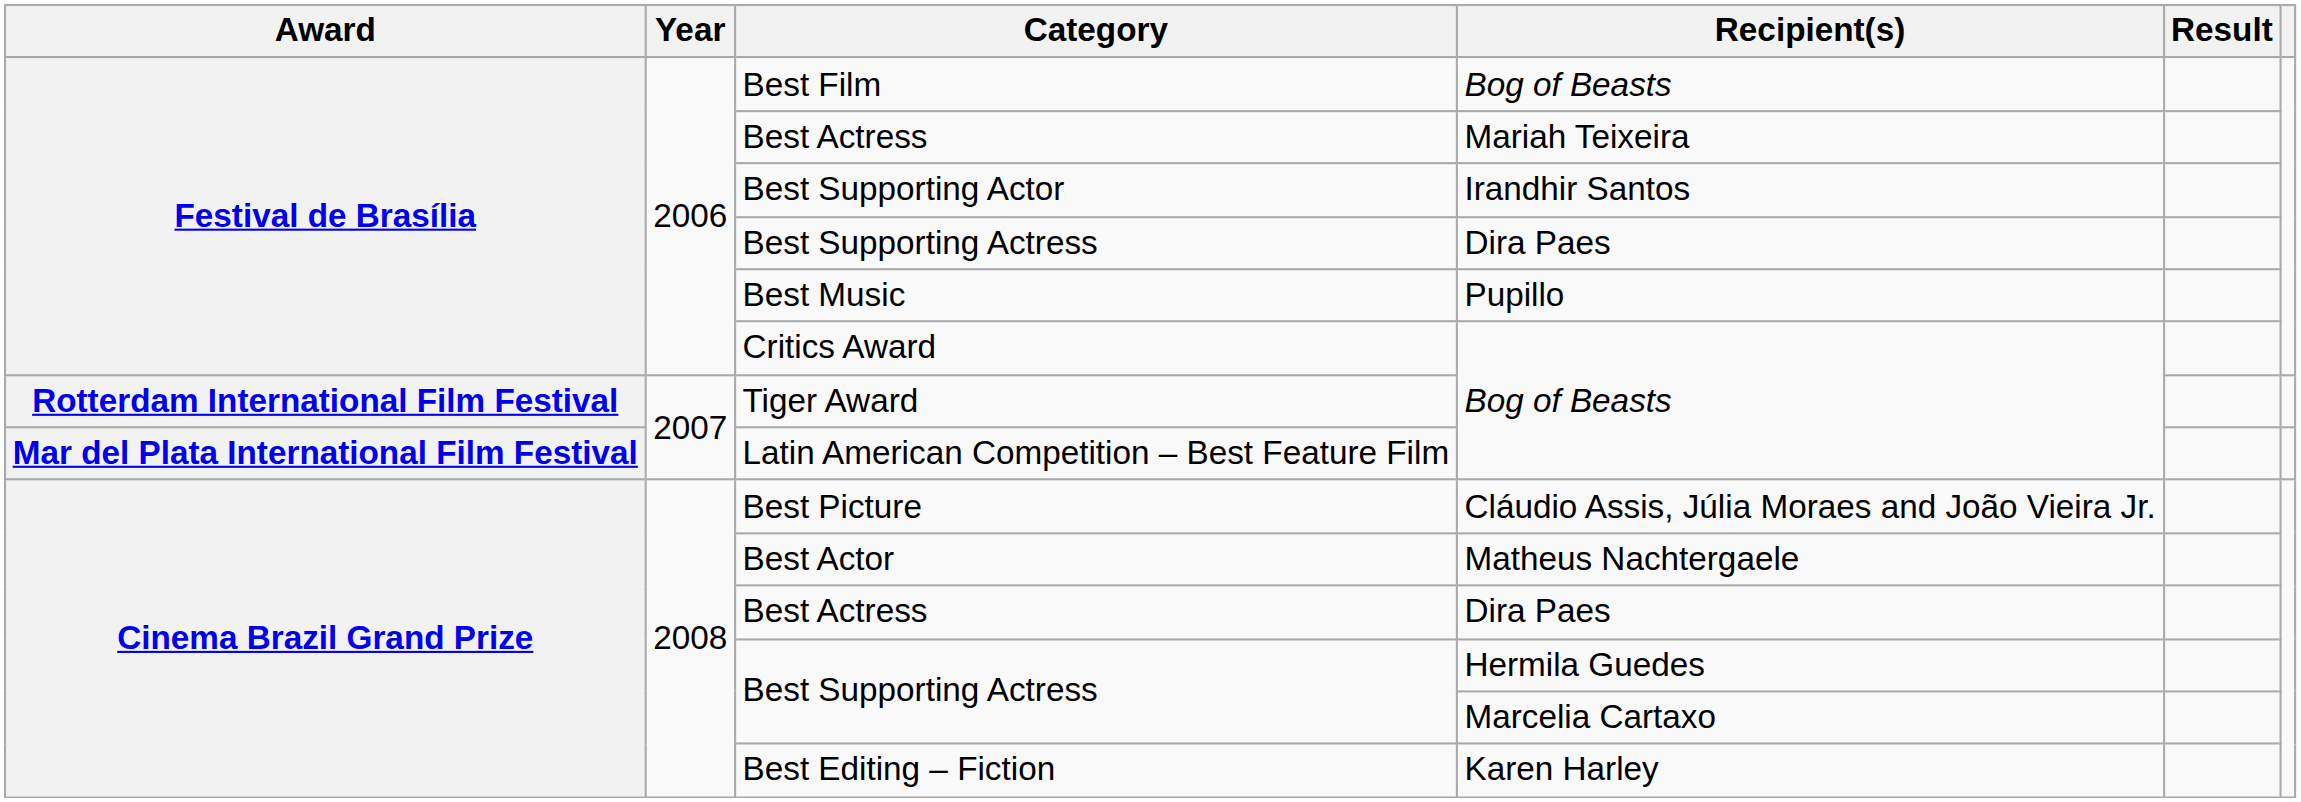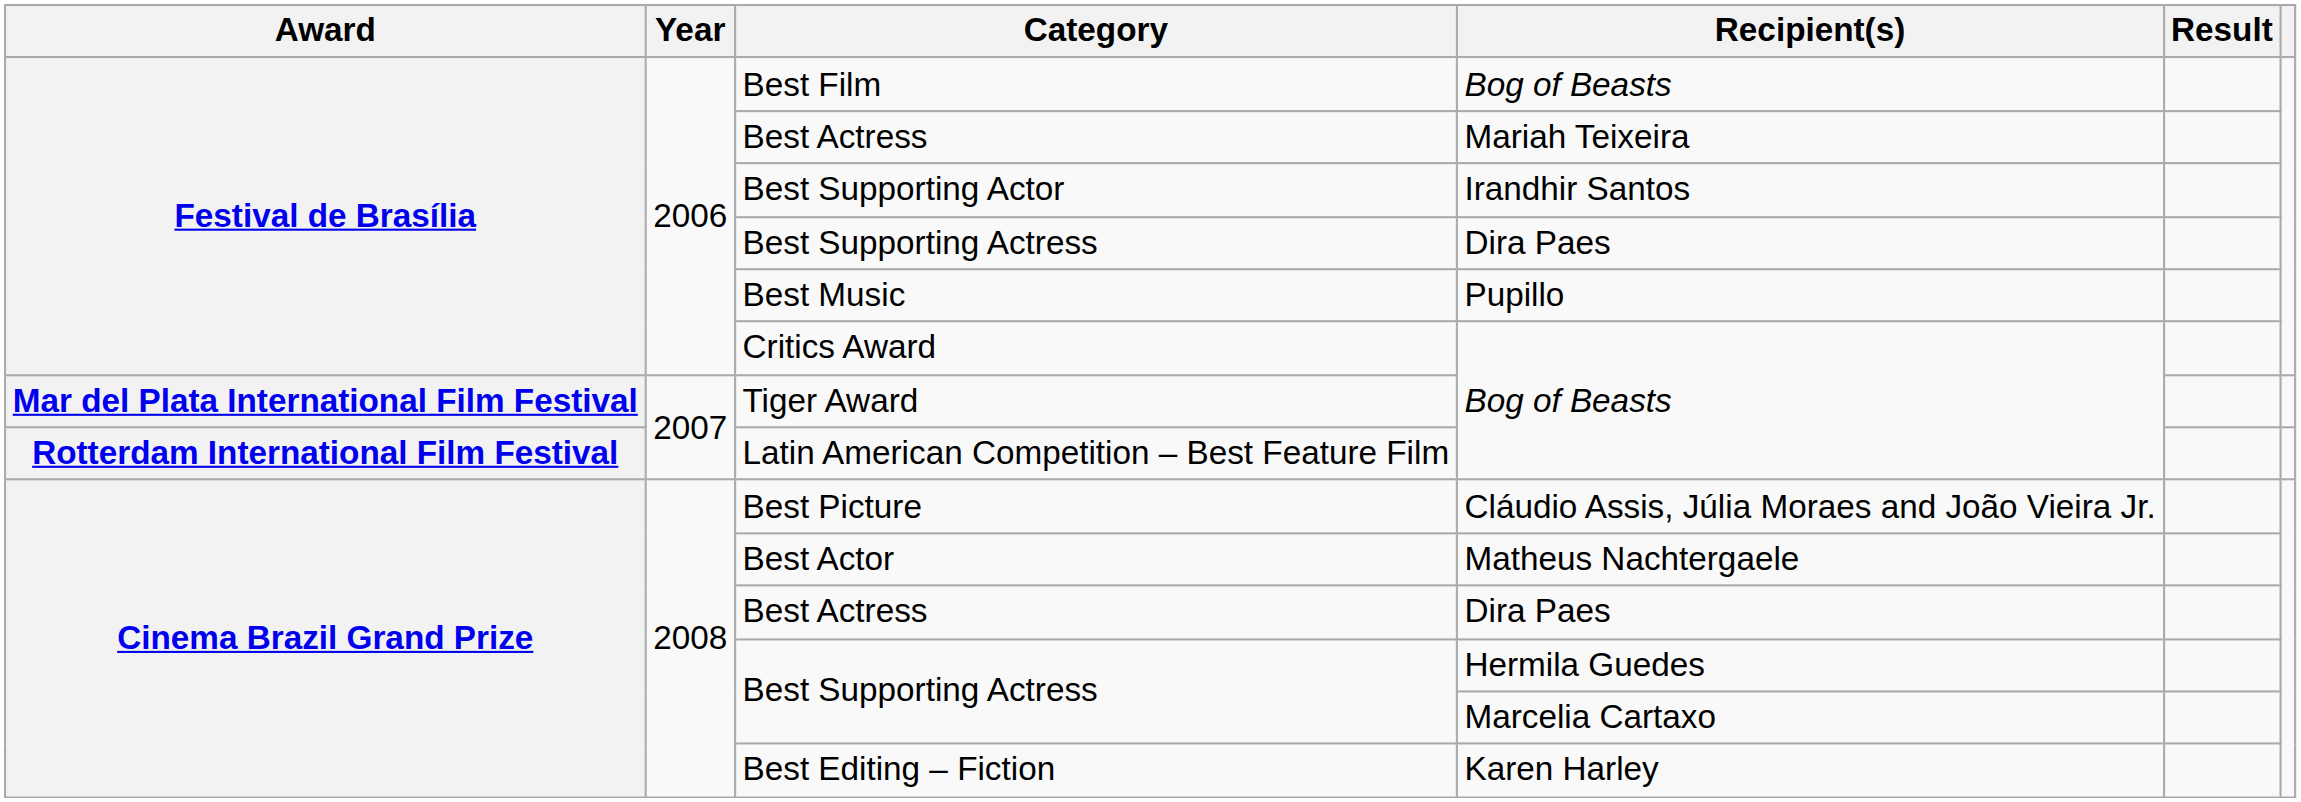(325, 400) Rotterdam International Film Festival -> (325, 400) Mar del Plata International Film Festival
(325, 453) Mar del Plata International Film Festival -> (325, 453) Rotterdam International Film Festival
